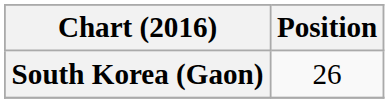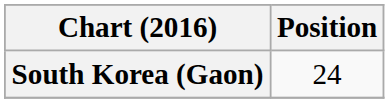(327, 73) 26 -> (327, 73) 24
